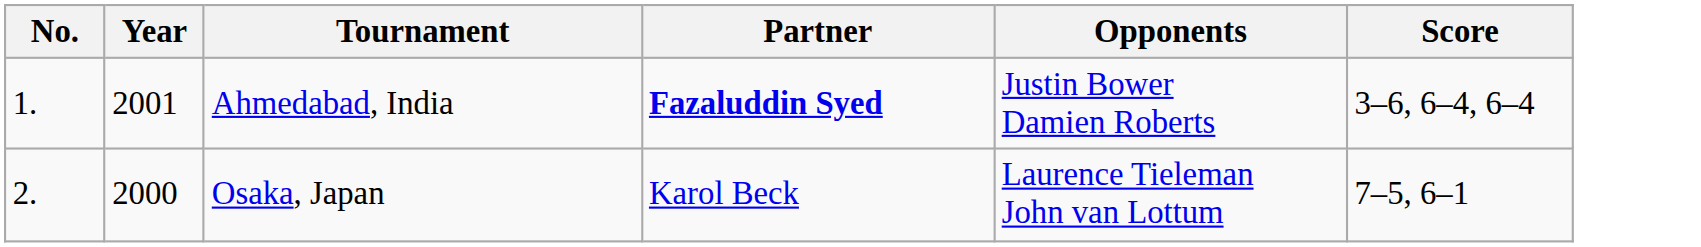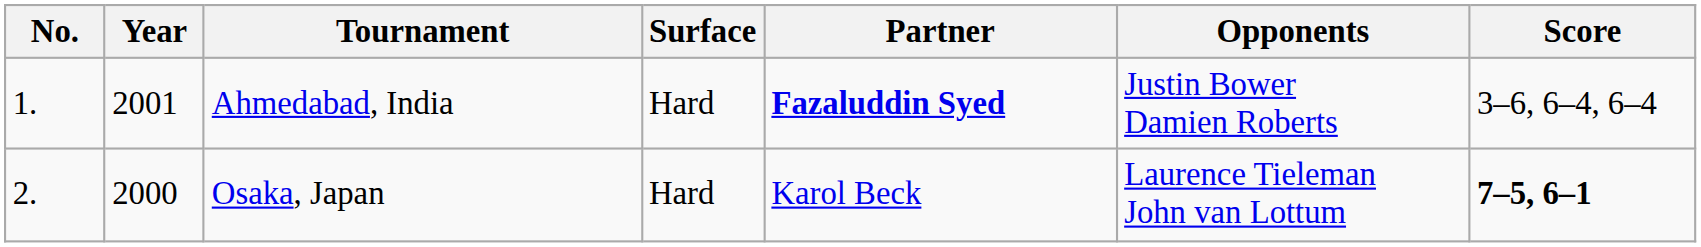+ column: (703, 30)
(1412, 193) normal -> (1534, 193) bold
